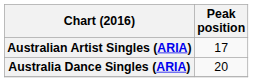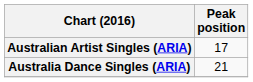(221, 67) 20 -> (221, 67) 21
